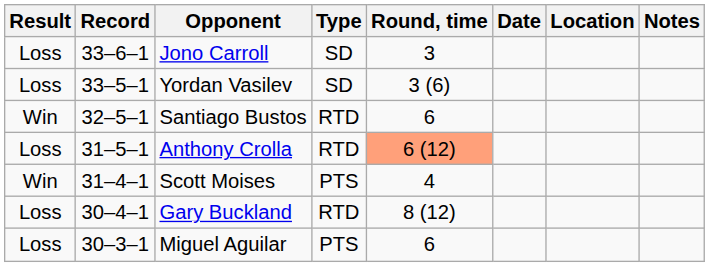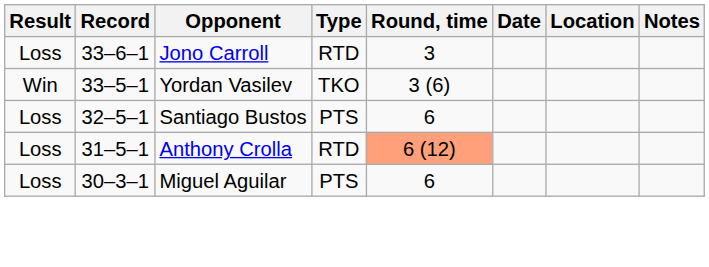(339, 53) SD -> (339, 53) RTD
(40, 85) Loss -> (40, 85) Win
(339, 85) SD -> (339, 85) TKO
(40, 117) Win -> (40, 117) Loss
(339, 117) RTD -> (339, 117) PTS
- row: (217, 181)
- row: (226, 213)
